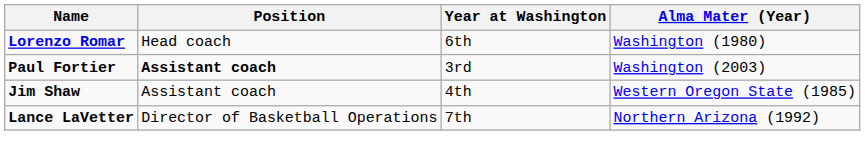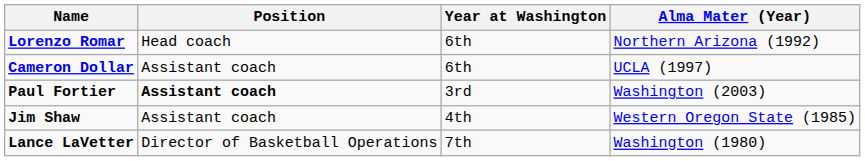(690, 42) Washington (1980) -> (717, 42) Northern Arizona (1992)
+ row: (71, 67)
(717, 118) Northern Arizona (1992) -> (690, 143) Washington (1980)
